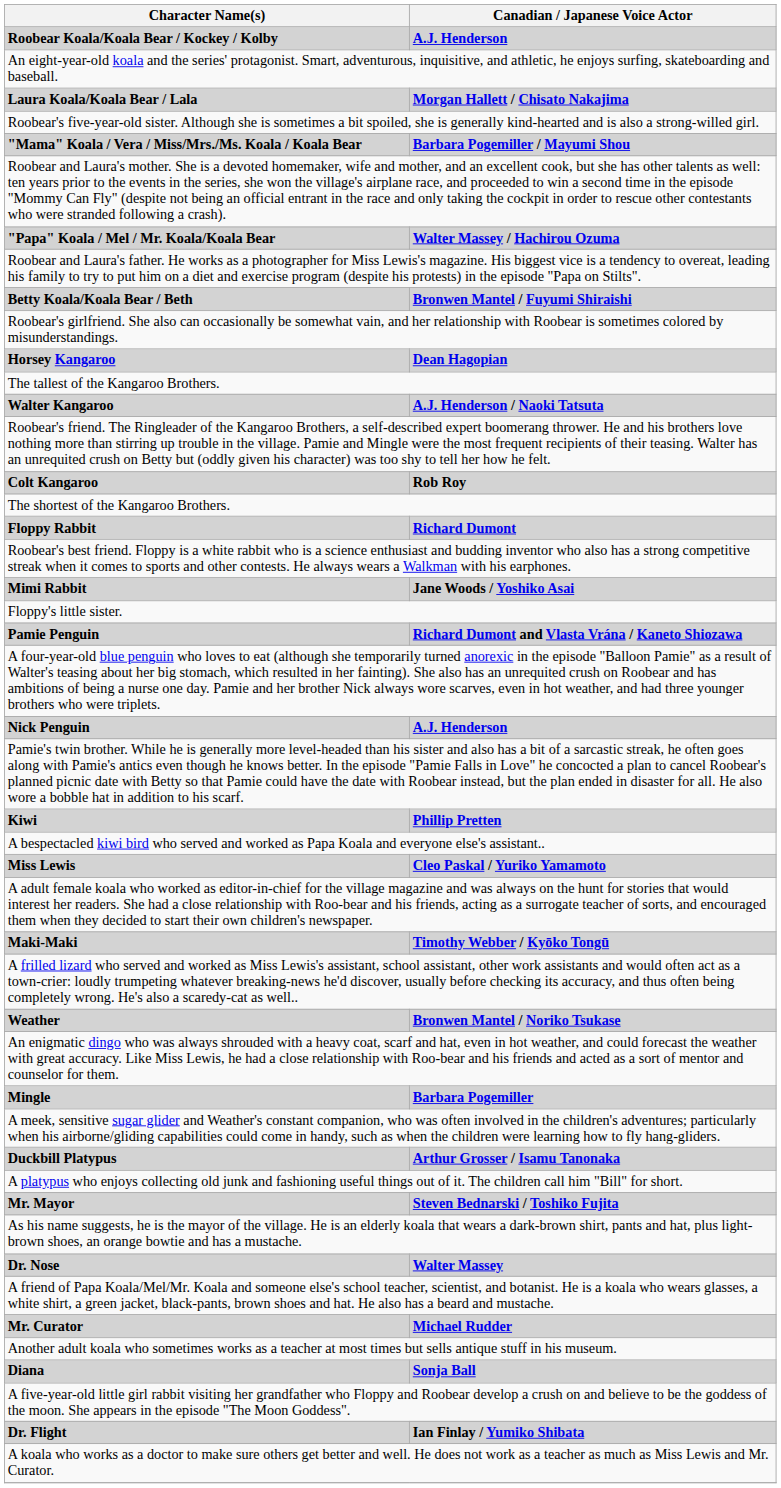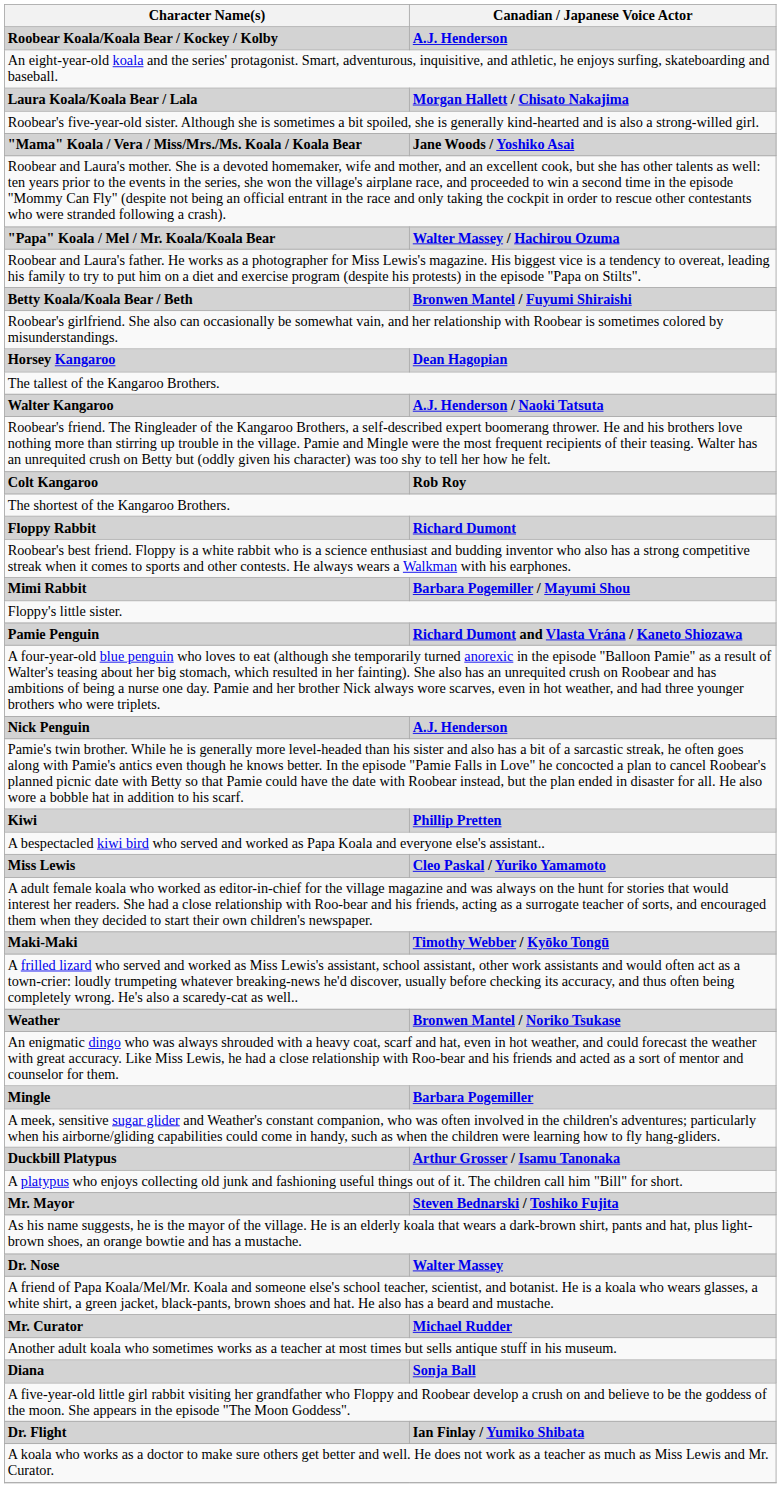(521, 144) Barbara Pogemiller / Mayumi Shou -> (494, 144) Jane Woods / Yoshiko Asai
(494, 589) Jane Woods / Yoshiko Asai -> (521, 589) Barbara Pogemiller / Mayumi Shou
